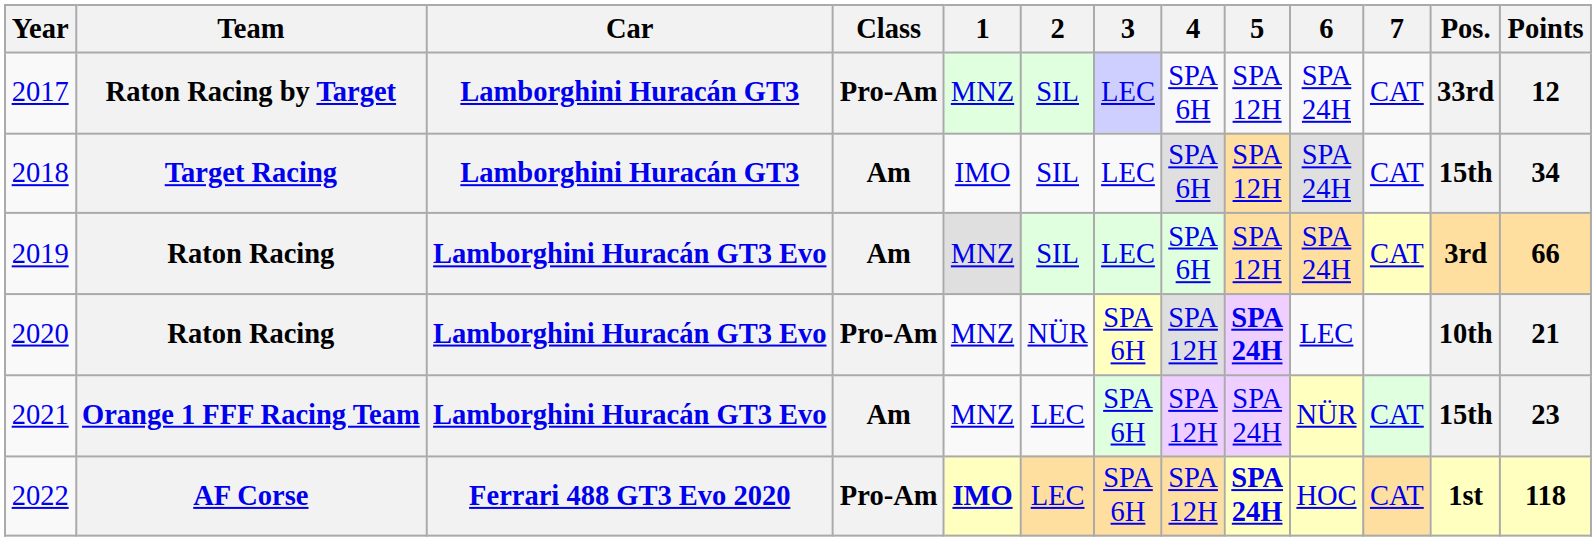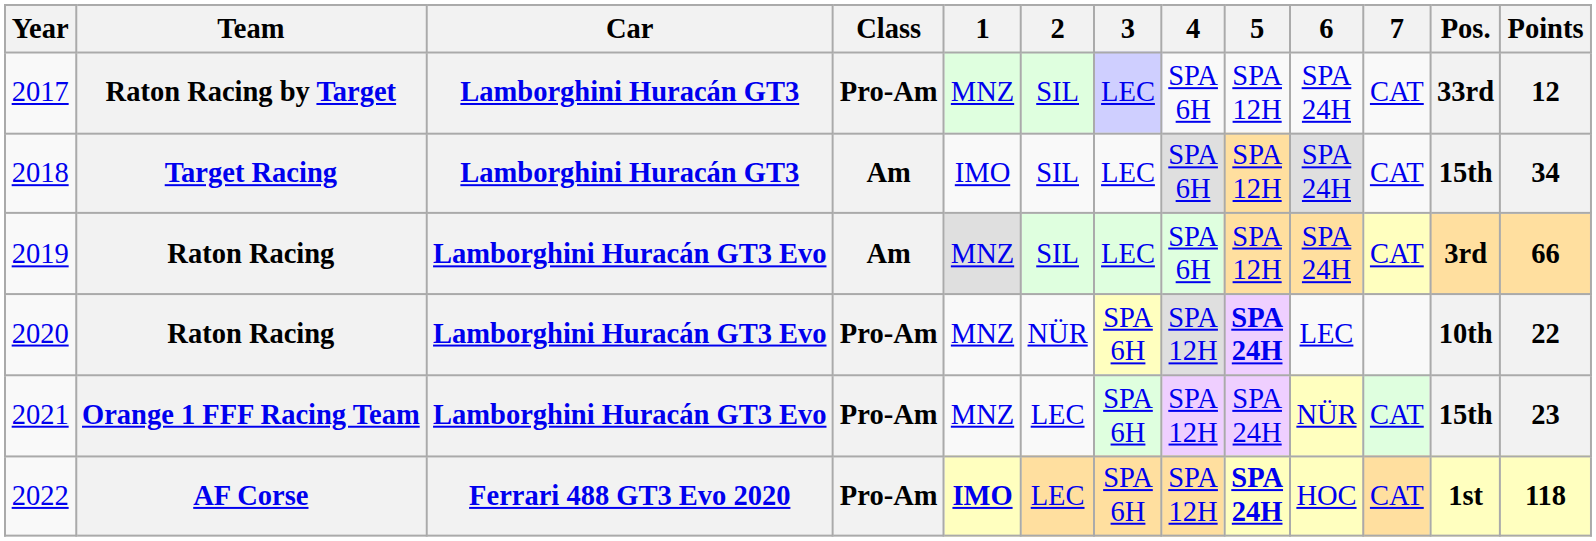(1546, 334) 21 -> (1546, 334) 22
(889, 414) Am -> (889, 414) Pro-Am
